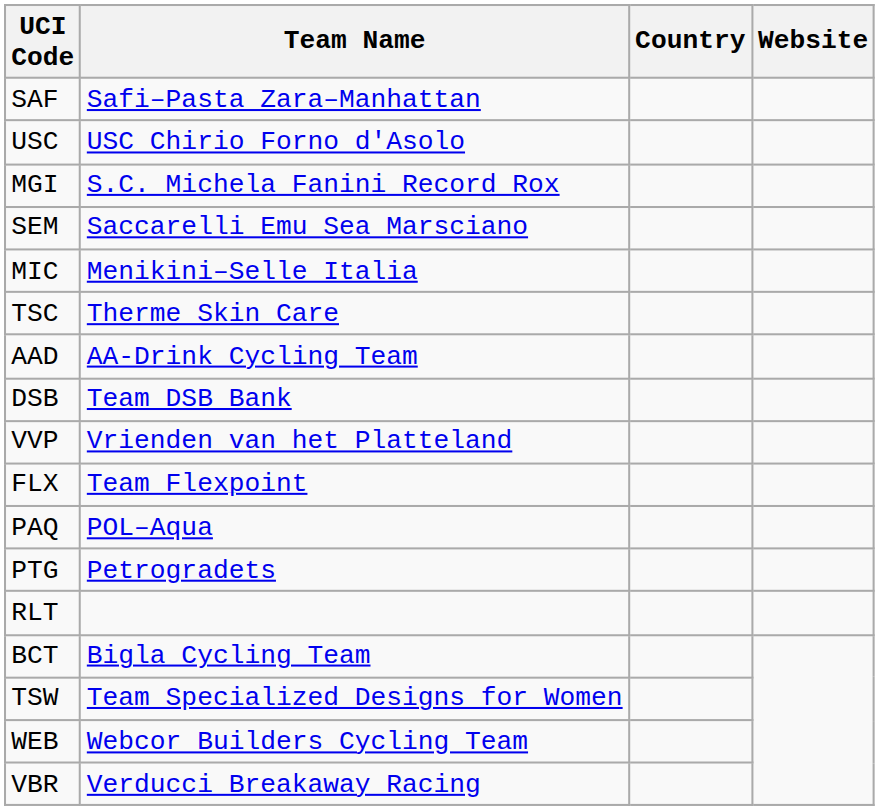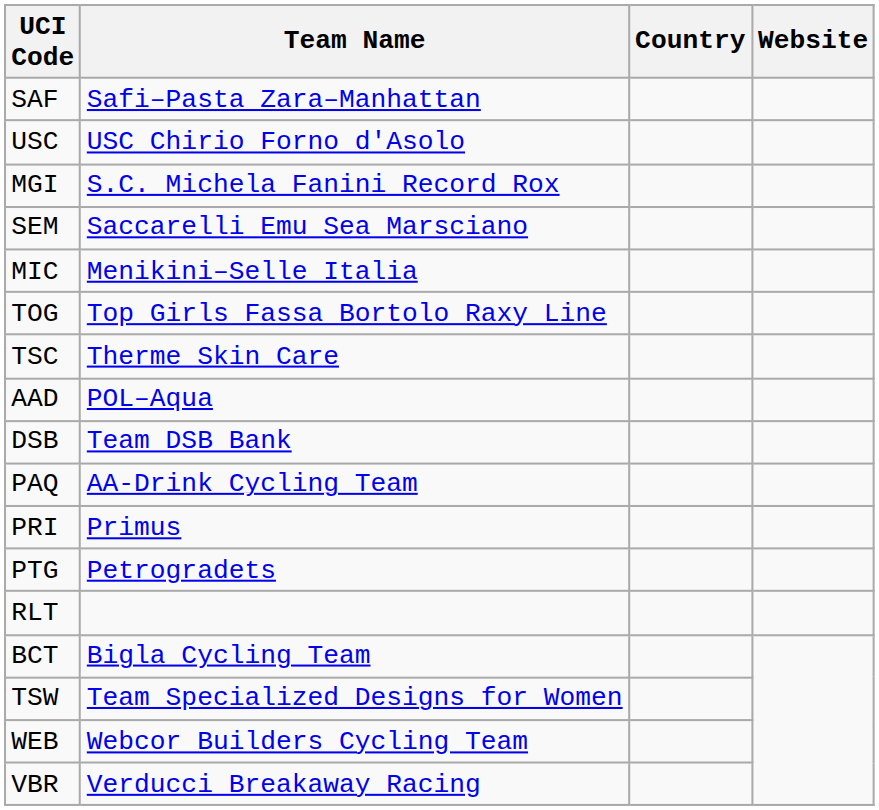+ row: (35, 314)
(252, 356) AA-Drink Cycling Team -> (150, 399) POL–Aqua
- row: (35, 442)
- row: (35, 485)
(150, 527) POL–Aqua -> (252, 485) AA-Drink Cycling Team
+ row: (35, 527)
